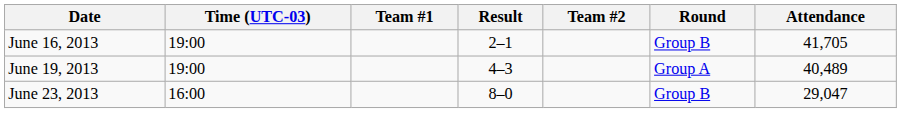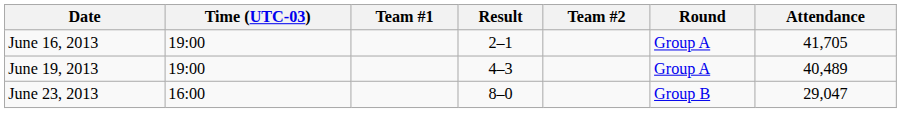(682, 42) Group B -> (682, 42) Group A
